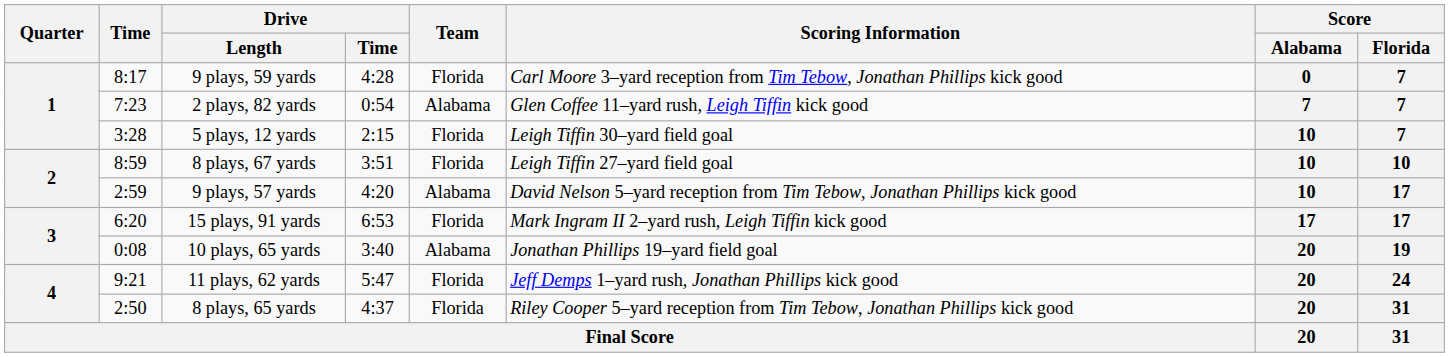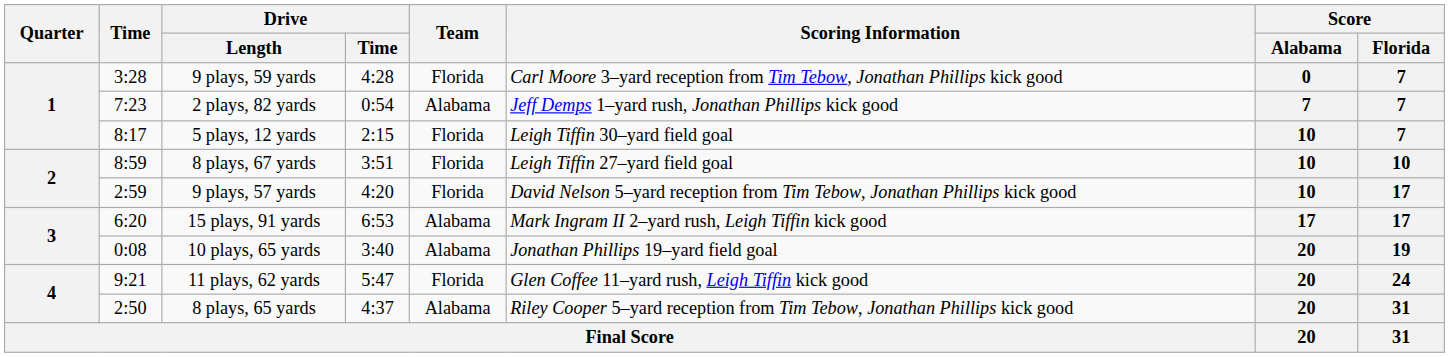(130, 76) 8:17 -> (130, 76) 3:28
(689, 105) Glen Coffee 11–yard rush, Leigh Tiffin kick good -> (704, 105) Jeff Demps 1–yard rush, Jonathan Phillips kick good
(130, 134) 3:28 -> (130, 134) 8:17
(458, 192) Alabama -> (458, 192) Florida
(458, 221) Florida -> (458, 221) Alabama
(704, 279) Jeff Demps 1–yard rush, Jonathan Phillips kick good -> (689, 279) Glen Coffee 11–yard rush, Leigh Tiffin kick good
(458, 308) Florida -> (458, 308) Alabama
